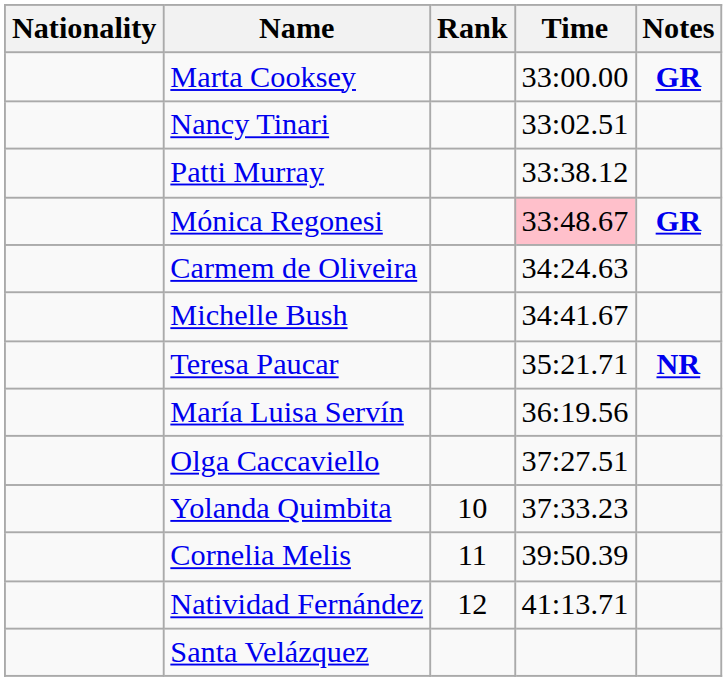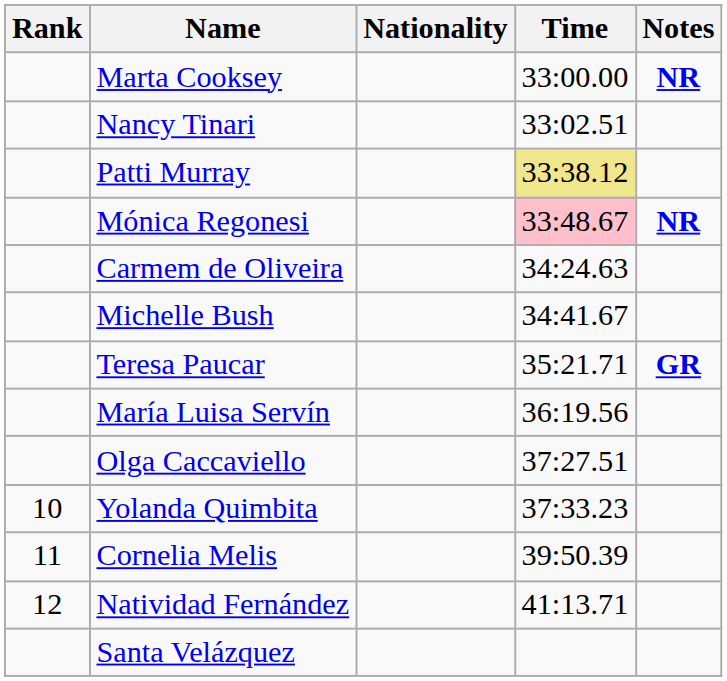columns swapped: (472, 28) <-> (84, 28)
(678, 76) GR -> (678, 76) NR
(575, 172) no background -> (575, 172) khaki background
(678, 220) GR -> (678, 220) NR
(678, 364) NR -> (678, 364) GR
